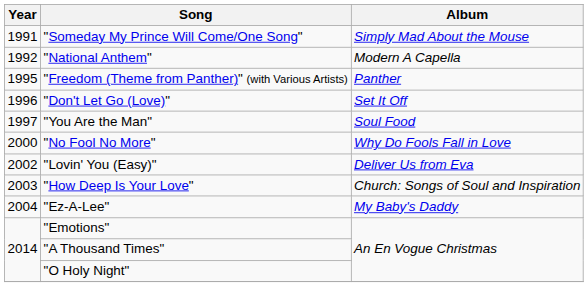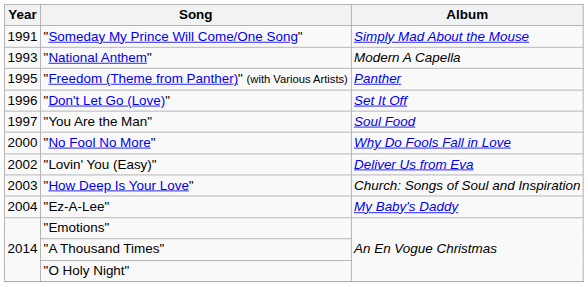(22, 57) 1992 -> (22, 57) 1993
